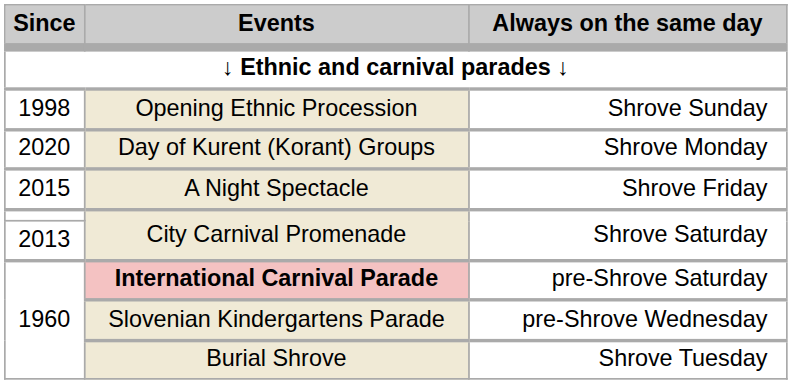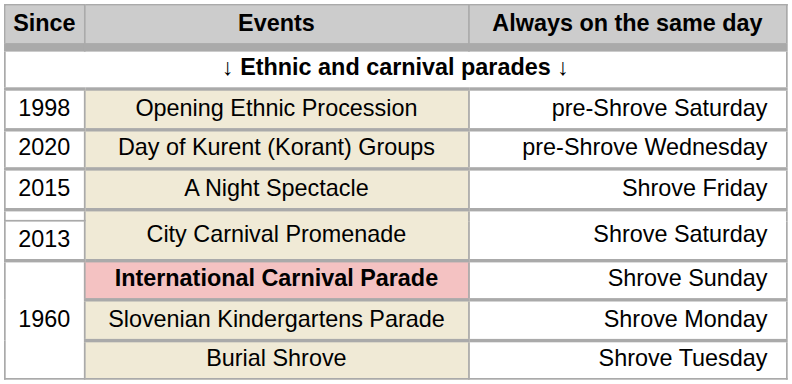(694, 108) Shrove Sunday -> (666, 108) pre-Shrove Saturday
(692, 148) Shrove Monday -> (651, 148) pre-Shrove Wednesday
(666, 279) pre-Shrove Saturday -> (694, 279) Shrove Sunday
(651, 319) pre-Shrove Wednesday -> (692, 319) Shrove Monday
